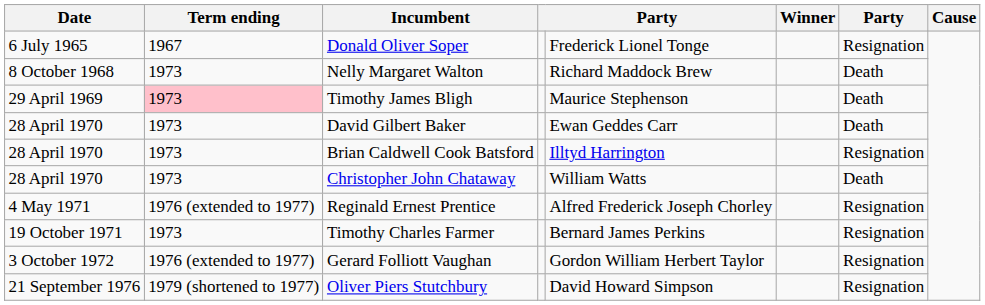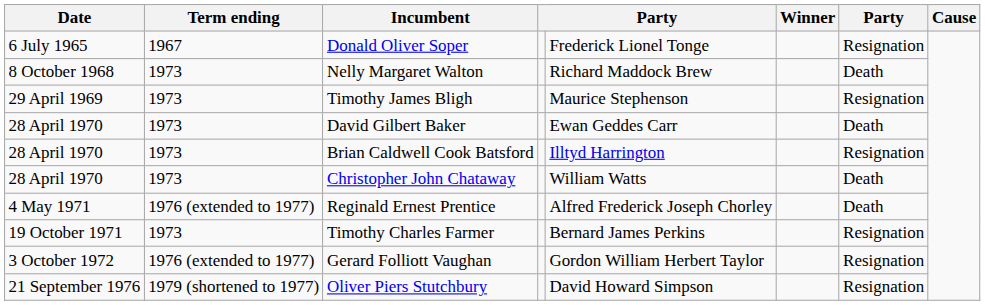(165, 98) pink background -> (165, 98) no background
(863, 98) Death -> (884, 98) Resignation
(884, 206) Resignation -> (863, 206) Death
